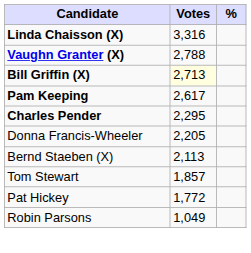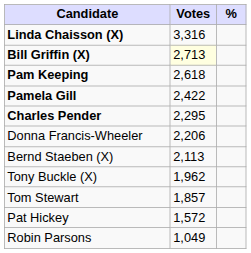- row: (66, 55)
(189, 95) 2,617 -> (189, 75) 2,618
+ row: (42, 95)
(189, 136) 2,205 -> (189, 136) 2,206
+ row: (52, 177)
(189, 197) 1,772 -> (189, 217) 1,572
